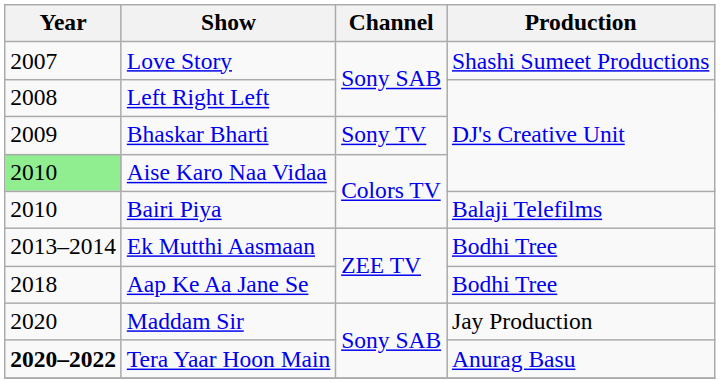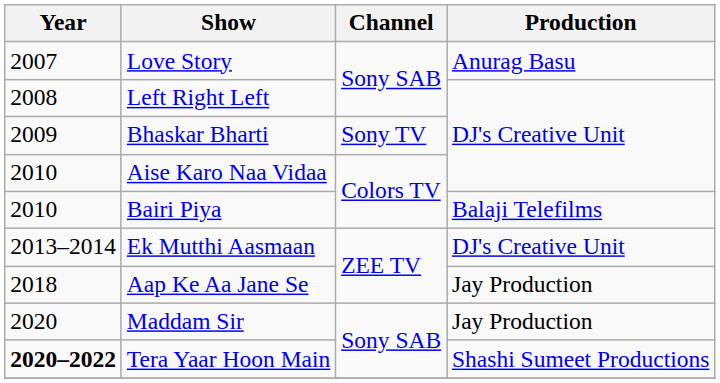(581, 60) Shashi Sumeet Productions -> (514, 60) Anurag Basu
(34, 172) lightgreen background -> (34, 172) no background
(505, 246) Bodhi Tree -> (538, 246) DJ's Creative Unit
(505, 284) Bodhi Tree -> (522, 284) Jay Production
(514, 358) Anurag Basu -> (581, 358) Shashi Sumeet Productions
